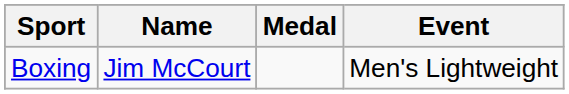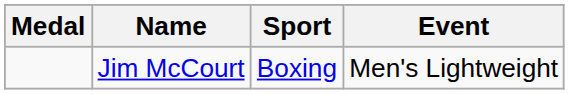columns swapped: (300, 26) <-> (51, 26)
